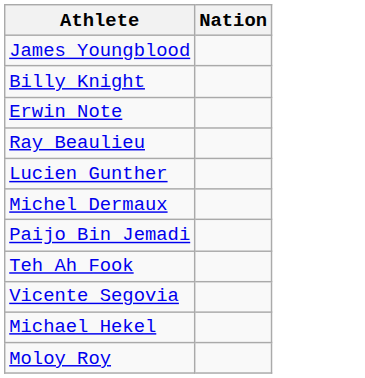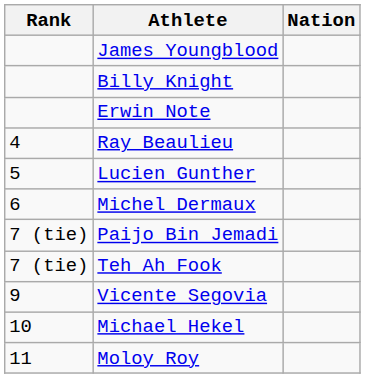+ column: (49, 20)
